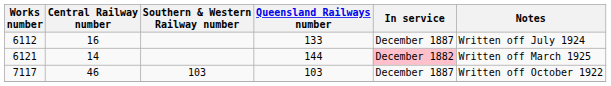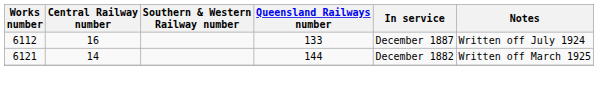(415, 57) pink background -> (415, 57) no background
- row: (25, 73)
